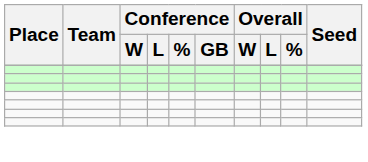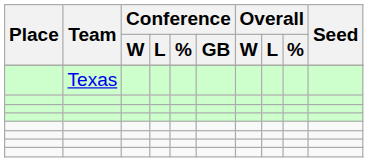+ row: (34, 80)
